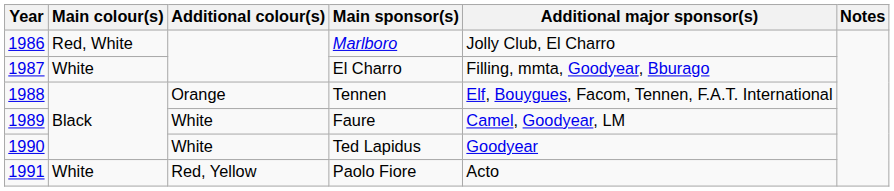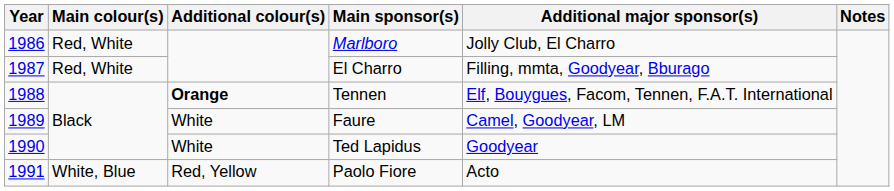(73, 69) White -> (92, 69) Red, White
(198, 95) normal -> (200, 95) bold
(73, 172) White -> (94, 172) White, Blue
